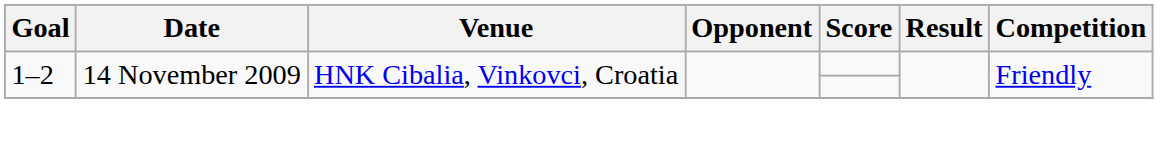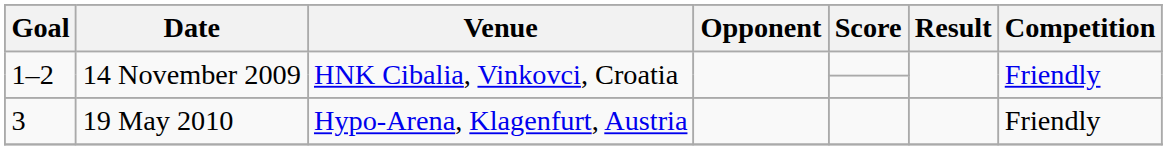+ row: (19, 121)
